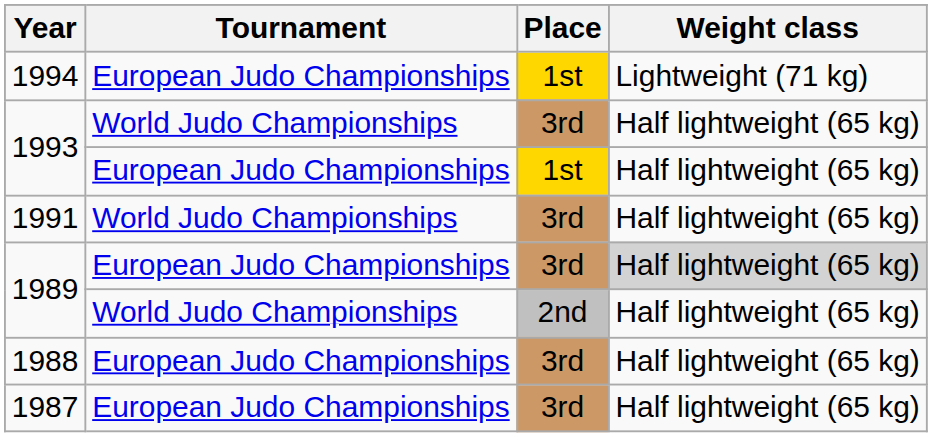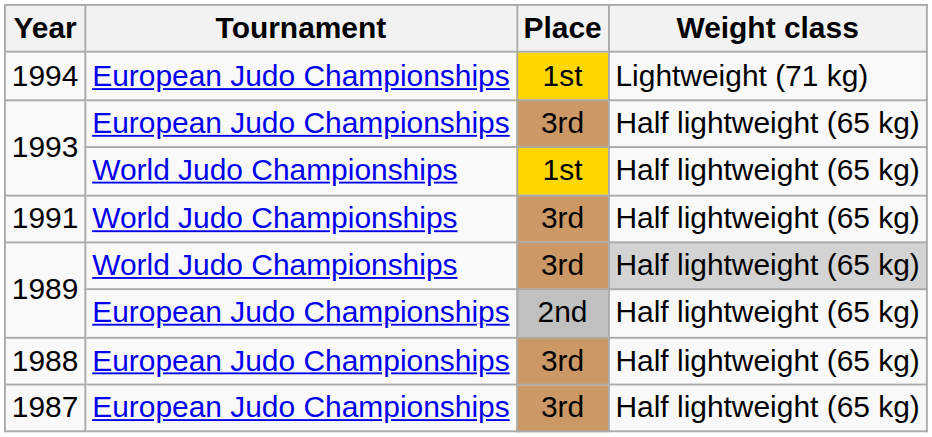(275, 123) World Judo Championships -> (301, 123) European Judo Championships
(301, 170) European Judo Championships -> (275, 170) World Judo Championships
(301, 265) European Judo Championships -> (275, 265) World Judo Championships
(275, 312) World Judo Championships -> (301, 312) European Judo Championships
